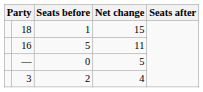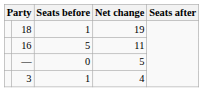(139, 29) 15 -> (139, 29) 19
(88, 78) 2 -> (88, 78) 1
